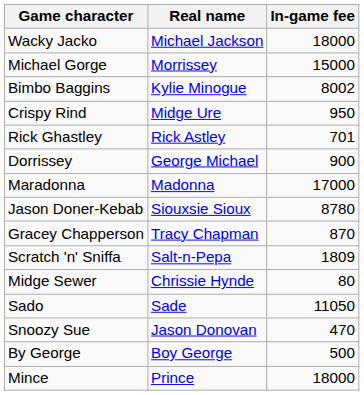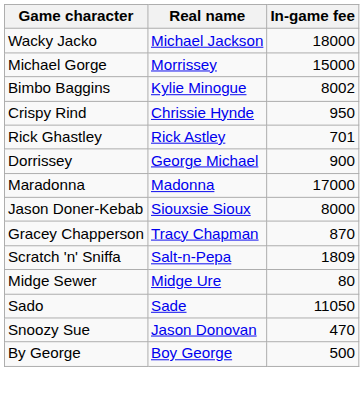(186, 112) Midge Ure -> (203, 112) Chrissie Hynde
(338, 209) 8780 -> (338, 209) 8000
(203, 281) Chrissie Hynde -> (186, 281) Midge Ure
- row: (28, 378)
